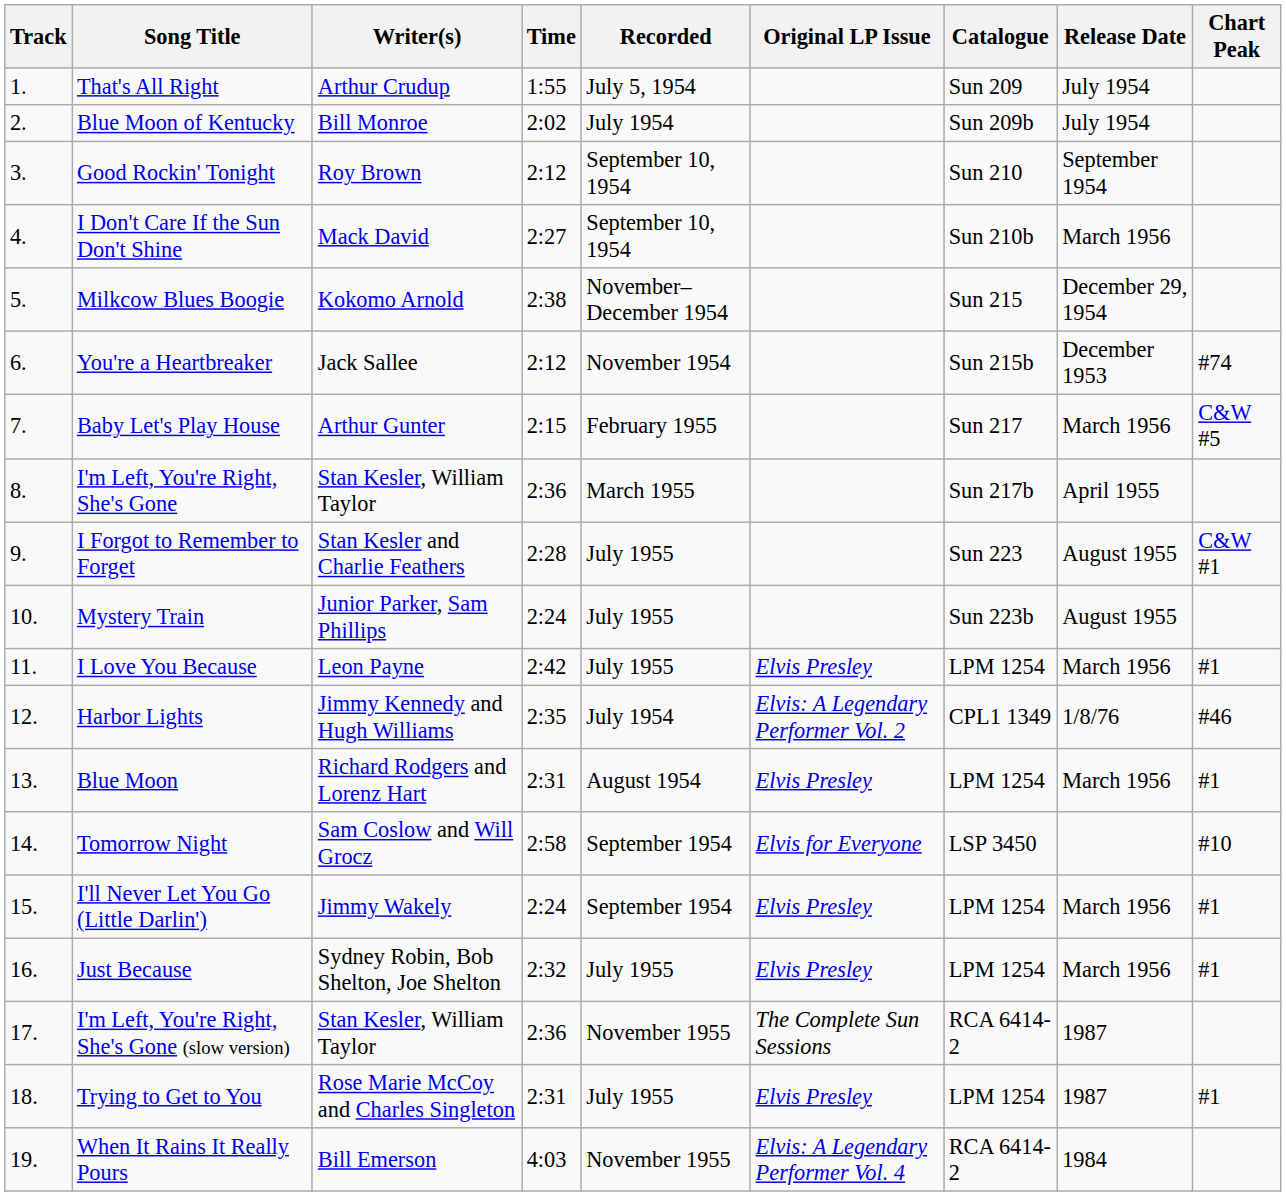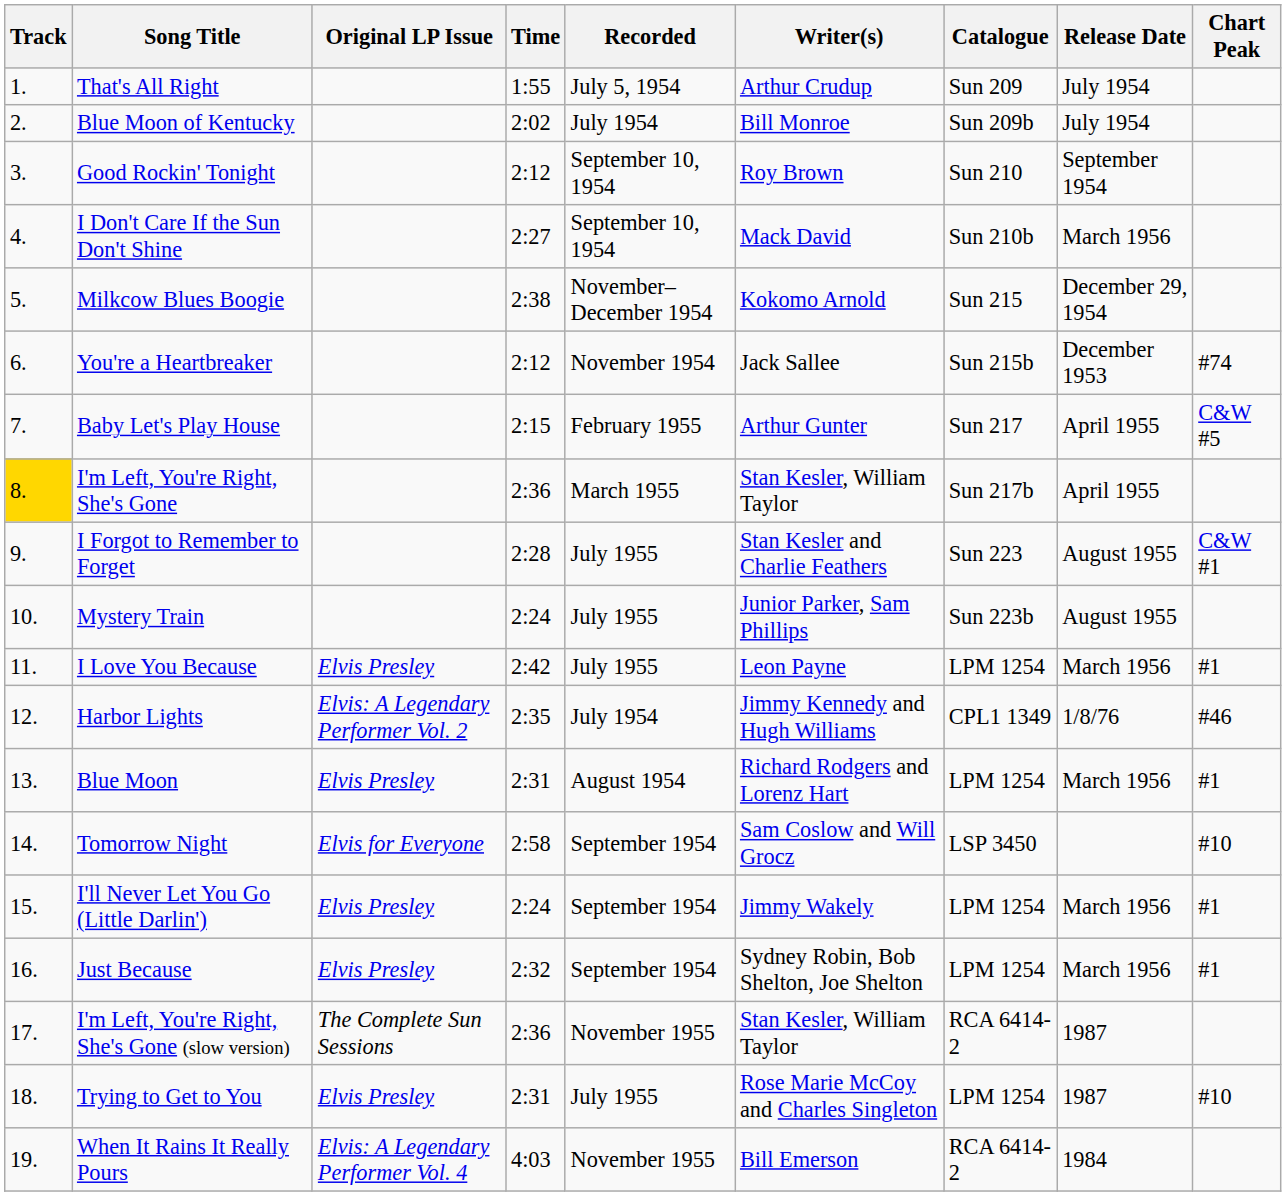columns swapped: (417, 36) <-> (847, 36)
(1116, 426) March 1956 -> (1111, 426) April 1955
(18, 489) no background -> (18, 489) gold background
(630, 969) July 1955 -> (643, 969) September 1954
(1209, 1096) #1 -> (1215, 1096) #10
